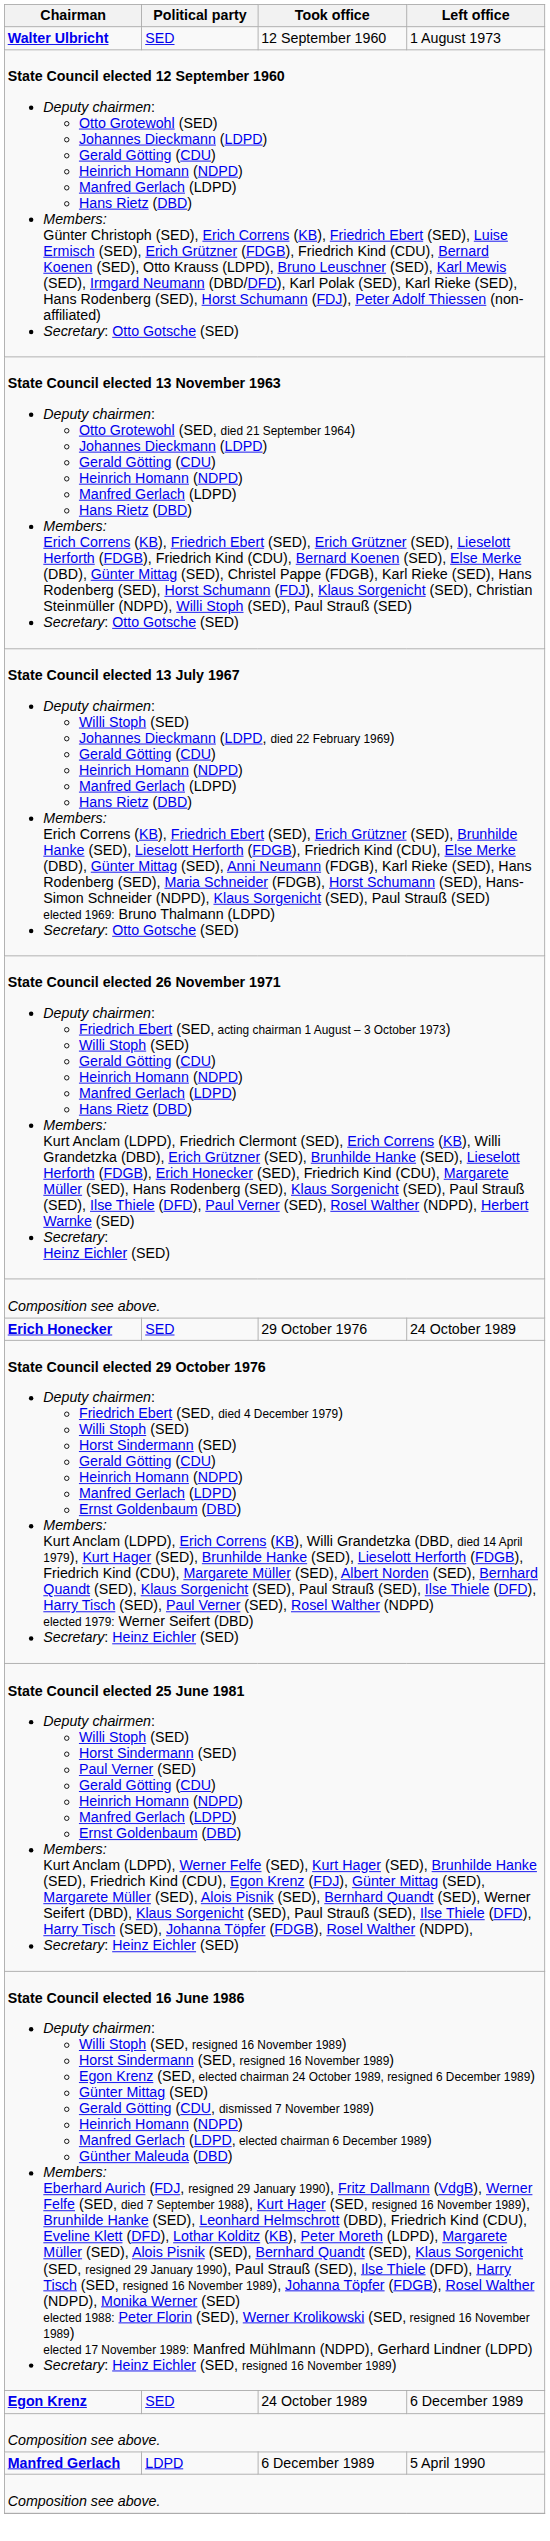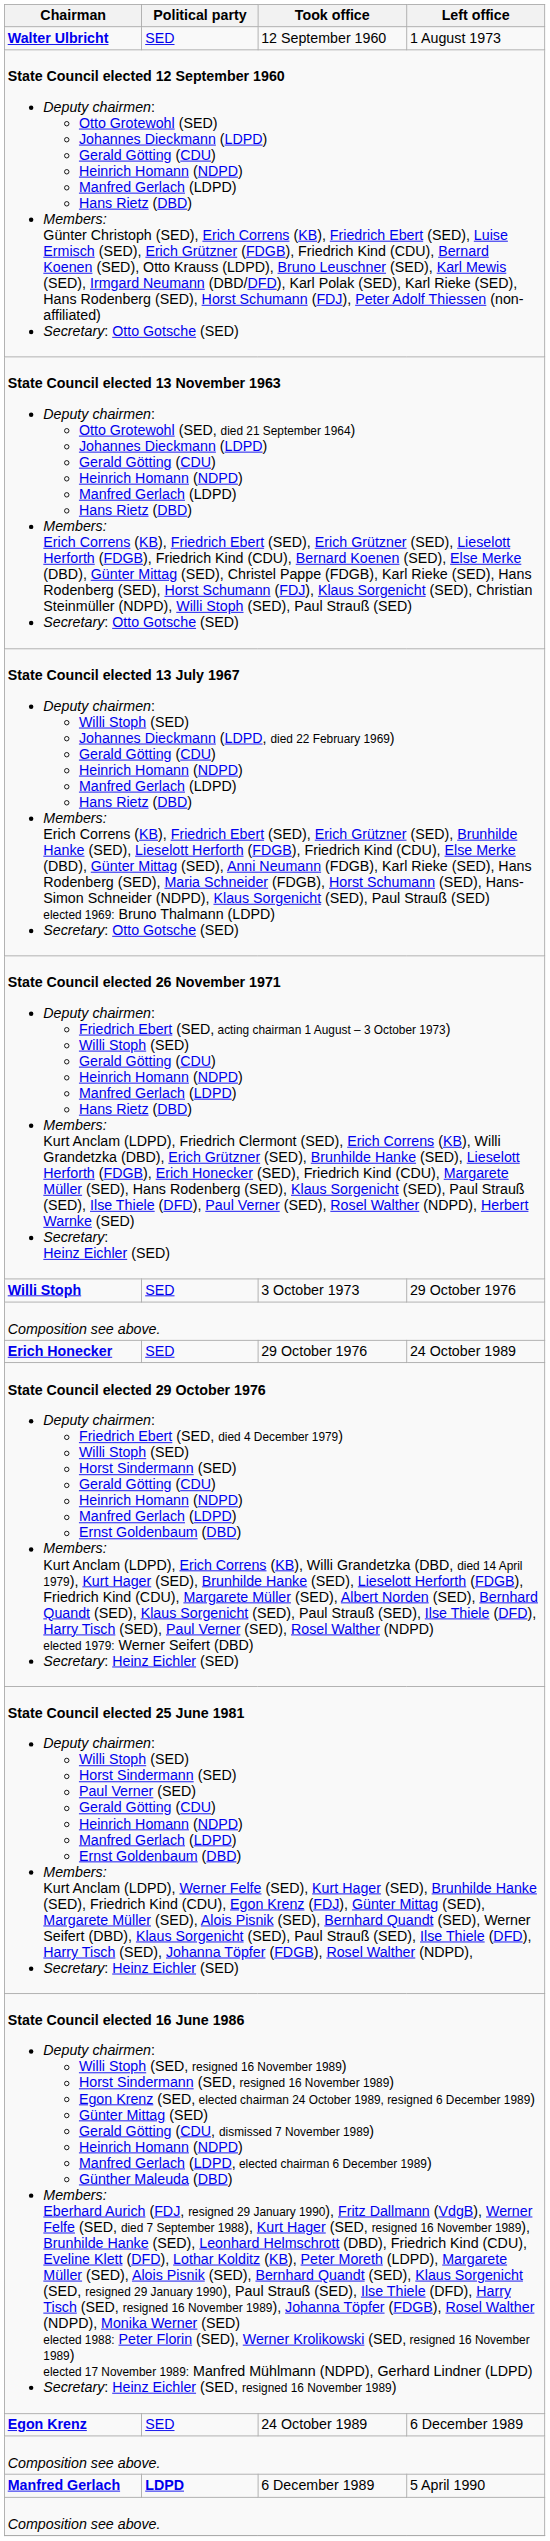+ row: (44, 1290)
(164, 2463) normal -> (165, 2485) bold
